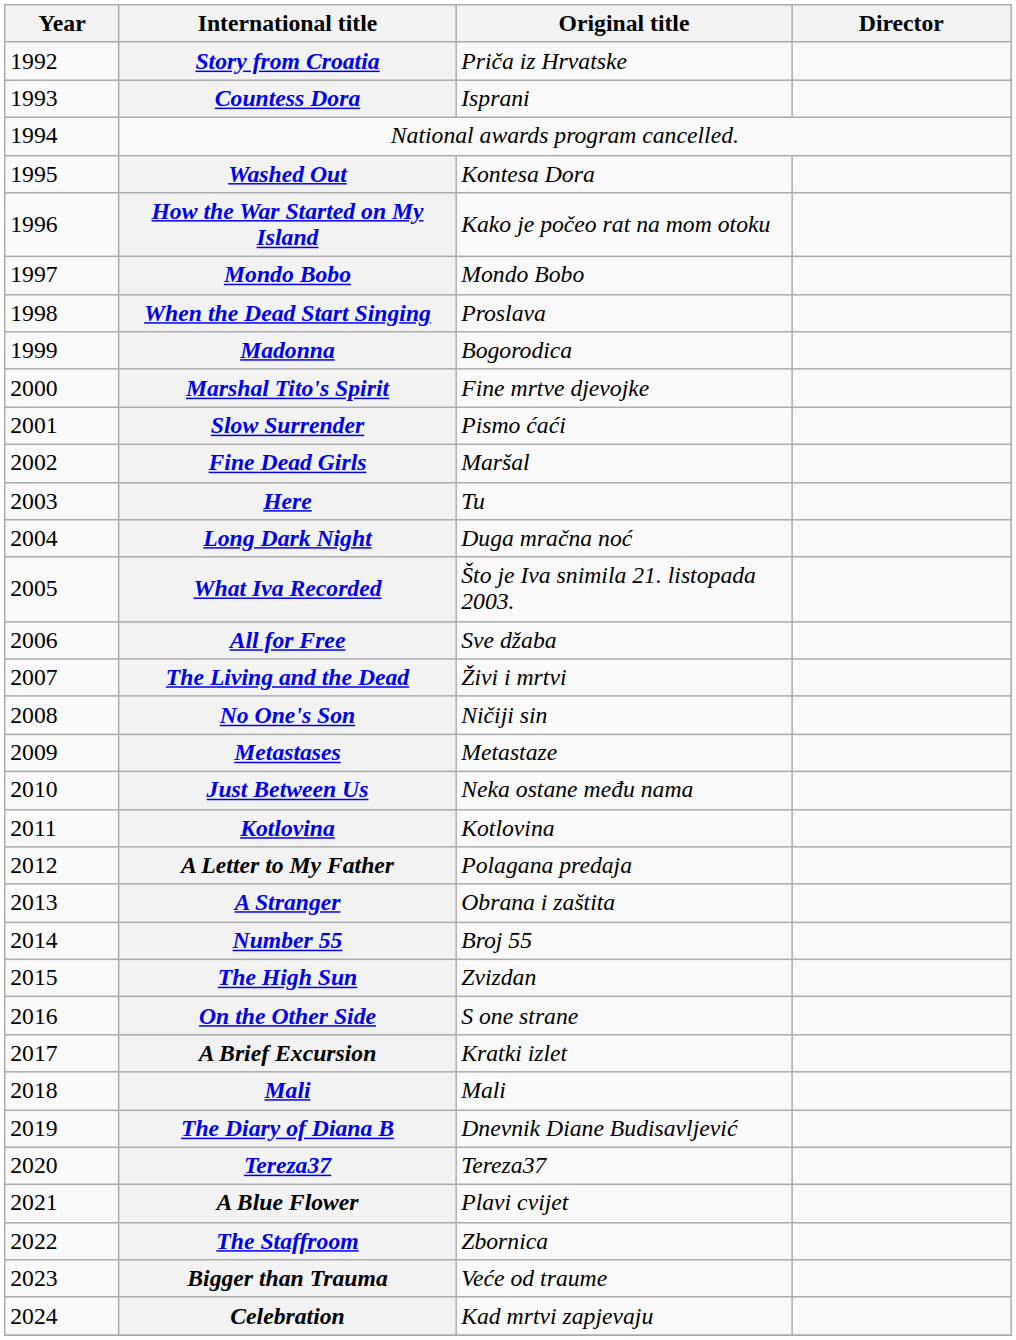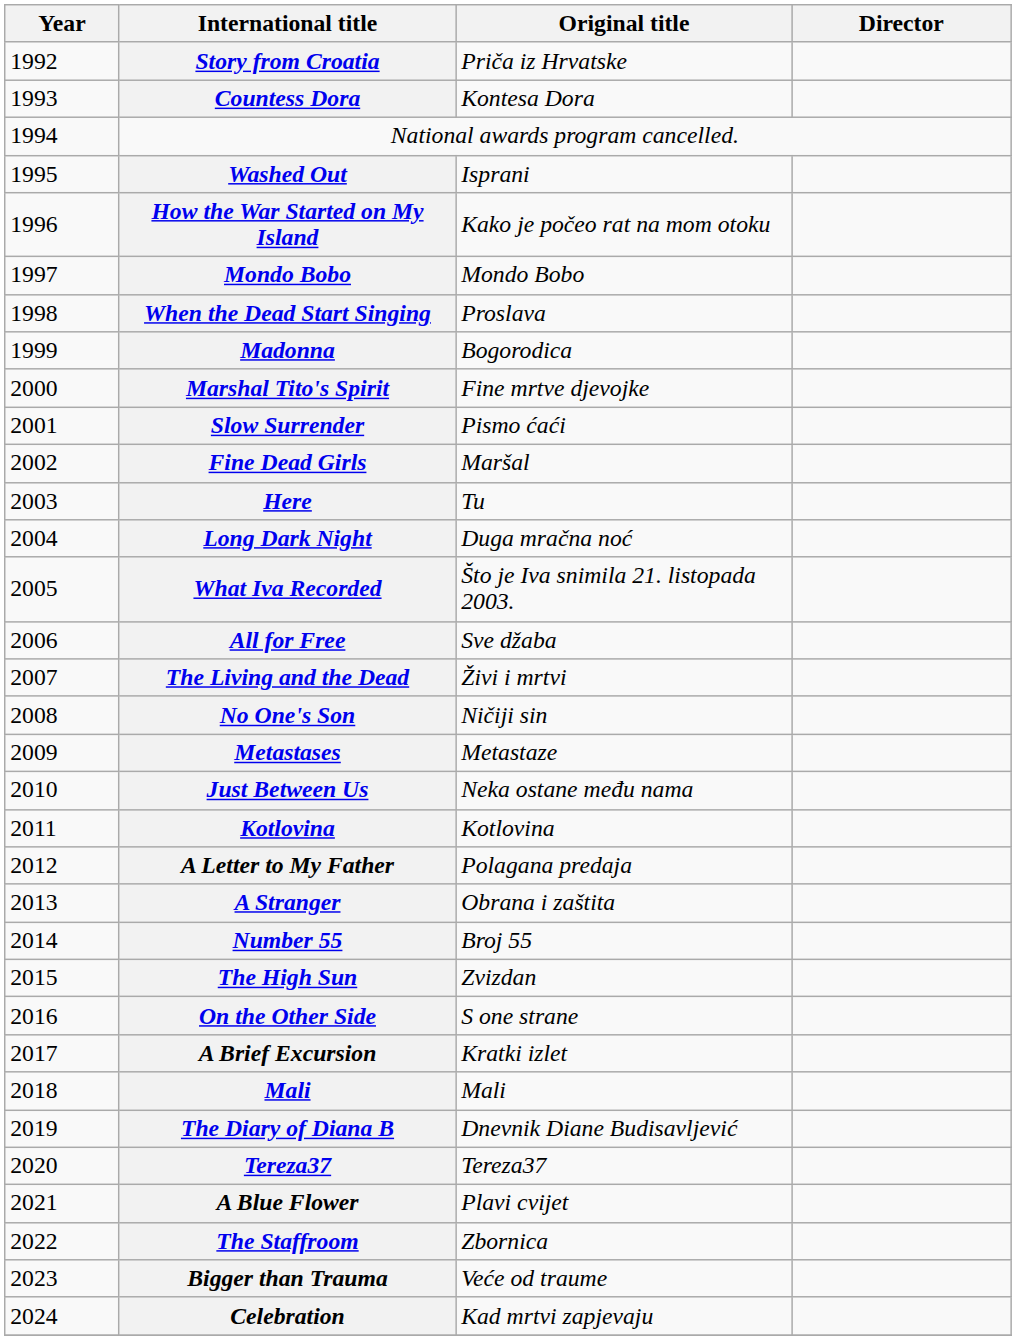(495, 98) Isprani -> (528, 98) Kontesa Dora
(528, 173) Kontesa Dora -> (495, 173) Isprani
